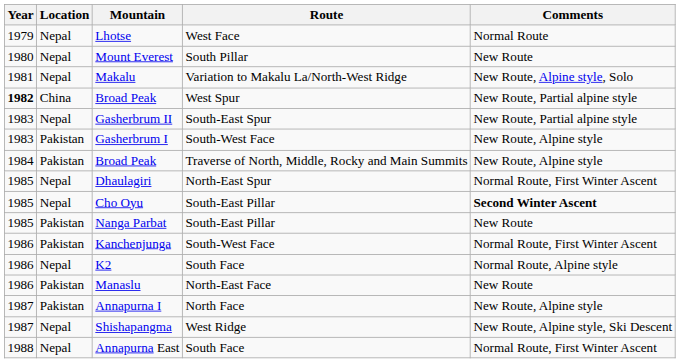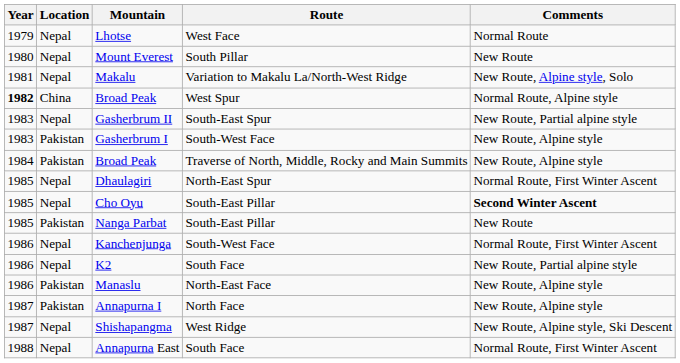(555, 98) New Route, Partial alpine style -> (546, 98) Normal Route, Alpine style
(62, 243) Pakistan -> (55, 243) Nepal
(546, 264) Normal Route, Alpine style -> (555, 264) New Route, Partial alpine style
(503, 285) New Route -> (538, 285) New Route, Alpine style
